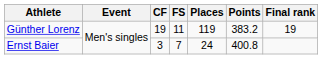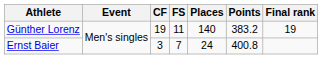(207, 30) 119 -> (207, 30) 140
